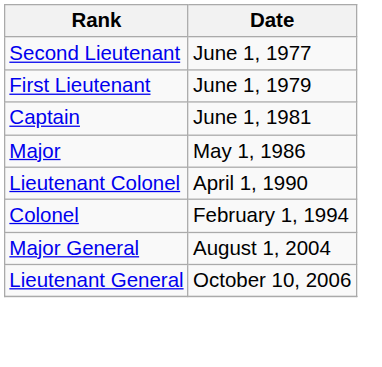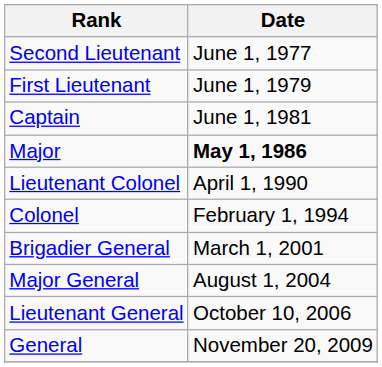(249, 150) normal -> (250, 150) bold
+ row: (90, 248)
+ row: (46, 345)
